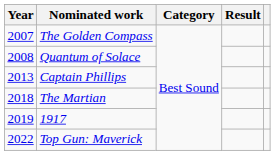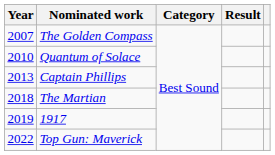(21, 56) 2008 -> (21, 56) 2010
